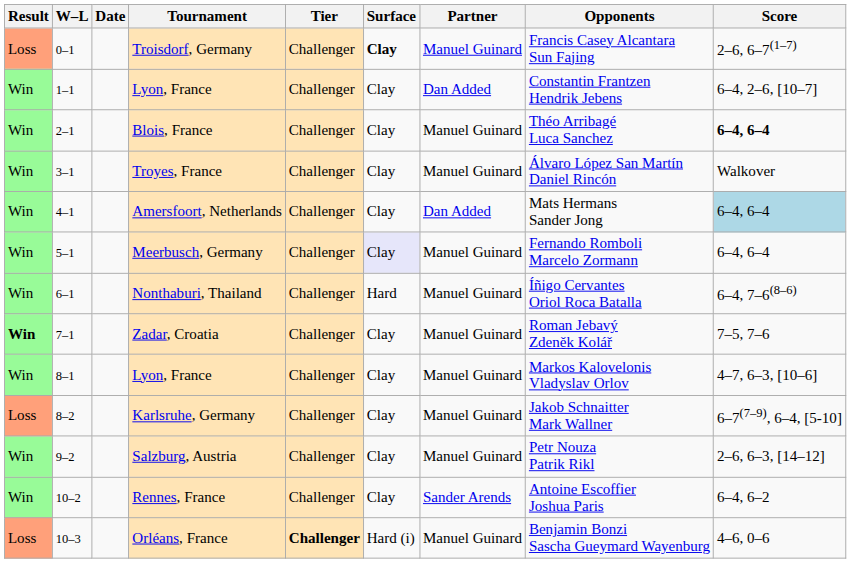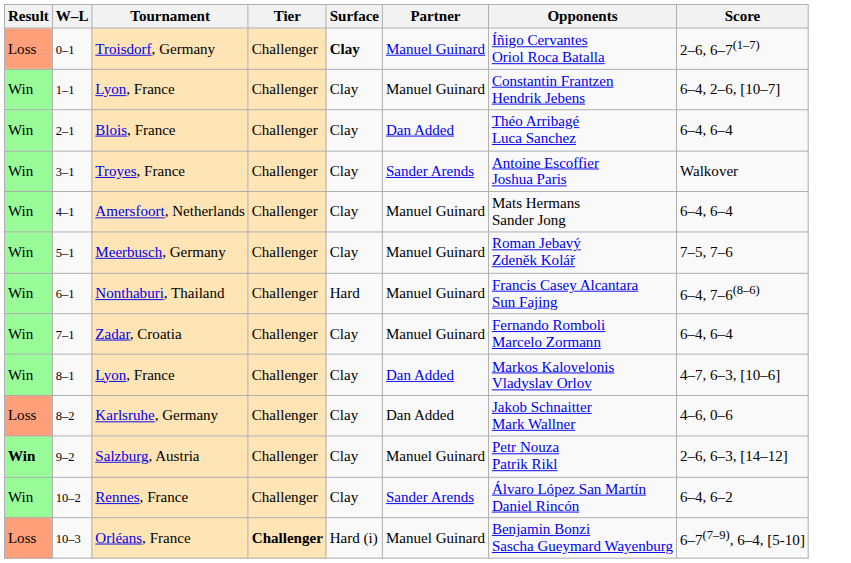- column: (110, 16)
(602, 48) Francis Casey Alcantara Sun Fajing -> (548, 48) Íñigo Cervantes Oriol Roca Batalla
(457, 89) Dan Added -> (435, 89) Manuel Guinard
(472, 130) Manuel Guinard -> (420, 130) Dan Added
(743, 130) bold -> (706, 130) normal
(472, 171) Manuel Guinard -> (430, 171) Sander Arends
(606, 171) Álvaro López San Martín Daniel Rincón -> (545, 171) Antoine Escoffier Joshua Paris
(457, 211) Dan Added -> (435, 211) Manuel Guinard
(743, 211) lightblue background -> (706, 211) no background
(381, 252) lavender background -> (344, 252) no background
(586, 252) Fernando Romboli Marcelo Zormann -> (536, 252) Roman Jebavý Zdeněk Kolář
(743, 252) 6–4, 6–4 -> (706, 252) 7–5, 7–6
(585, 293) Íñigo Cervantes Oriol Roca Batalla -> (565, 293) Francis Casey Alcantara Sun Fajing
(22, 334) bold -> (21, 334) normal
(573, 334) Roman Jebavý Zdeněk Kolář -> (549, 334) Fernando Romboli Marcelo Zormann
(743, 334) 7–5, 7–6 -> (706, 334) 6–4, 6–4
(472, 374) Manuel Guinard -> (420, 374) Dan Added
(472, 415) Manuel Guinard -> (420, 415) Dan Added
(779, 415) 6–7(7–9), 6–4, [5-10] -> (706, 415) 4–6, 0–6
(21, 456) normal -> (22, 456) bold
(582, 497) Antoine Escoffier Joshua Paris -> (569, 497) Álvaro López San Martín Daniel Rincón
(743, 538) 4–6, 0–6 -> (742, 538) 6–7(7–9), 6–4, [5-10]
